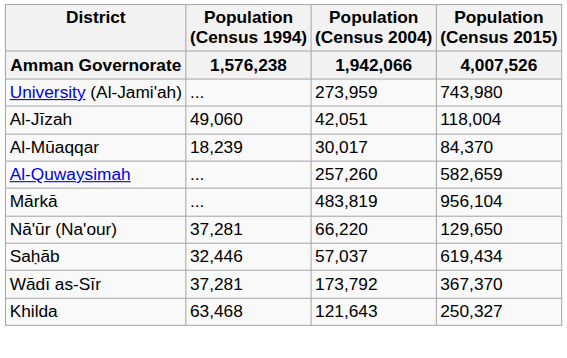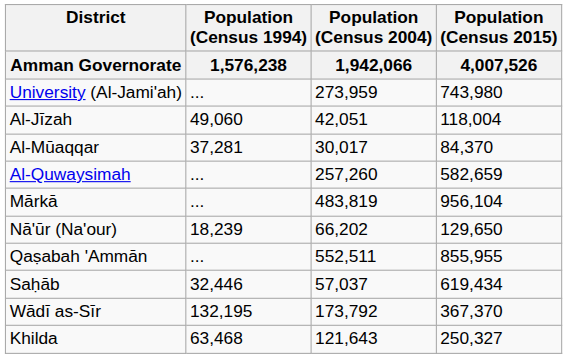(216, 147) 18,239 -> (216, 147) 37,281
(216, 229) 37,281 -> (216, 229) 18,239
(342, 229) 66,220 -> (342, 229) 66,202
+ row: (79, 256)
(216, 284) 37,281 -> (221, 311) 132,195
